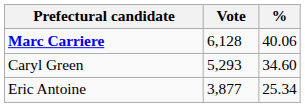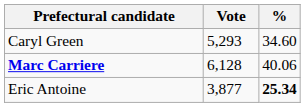rows swapped: (56, 41) <-> (46, 65)
(279, 89) normal -> (279, 89) bold
